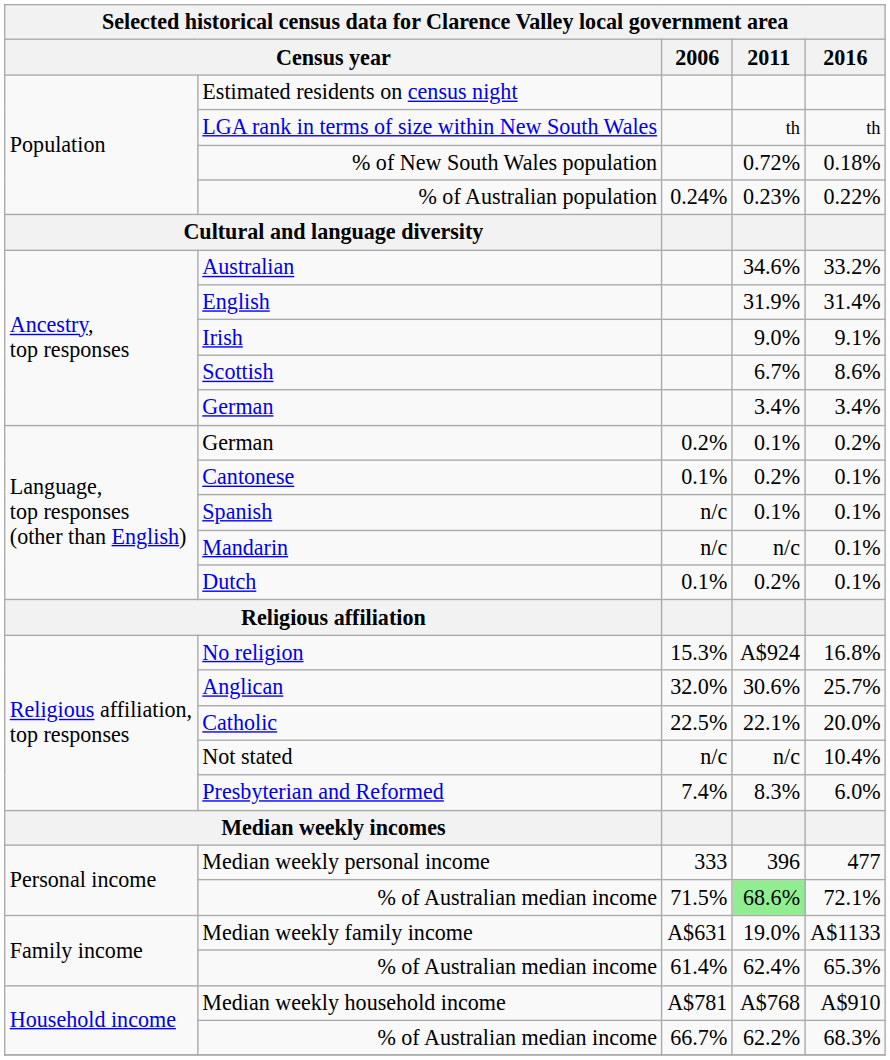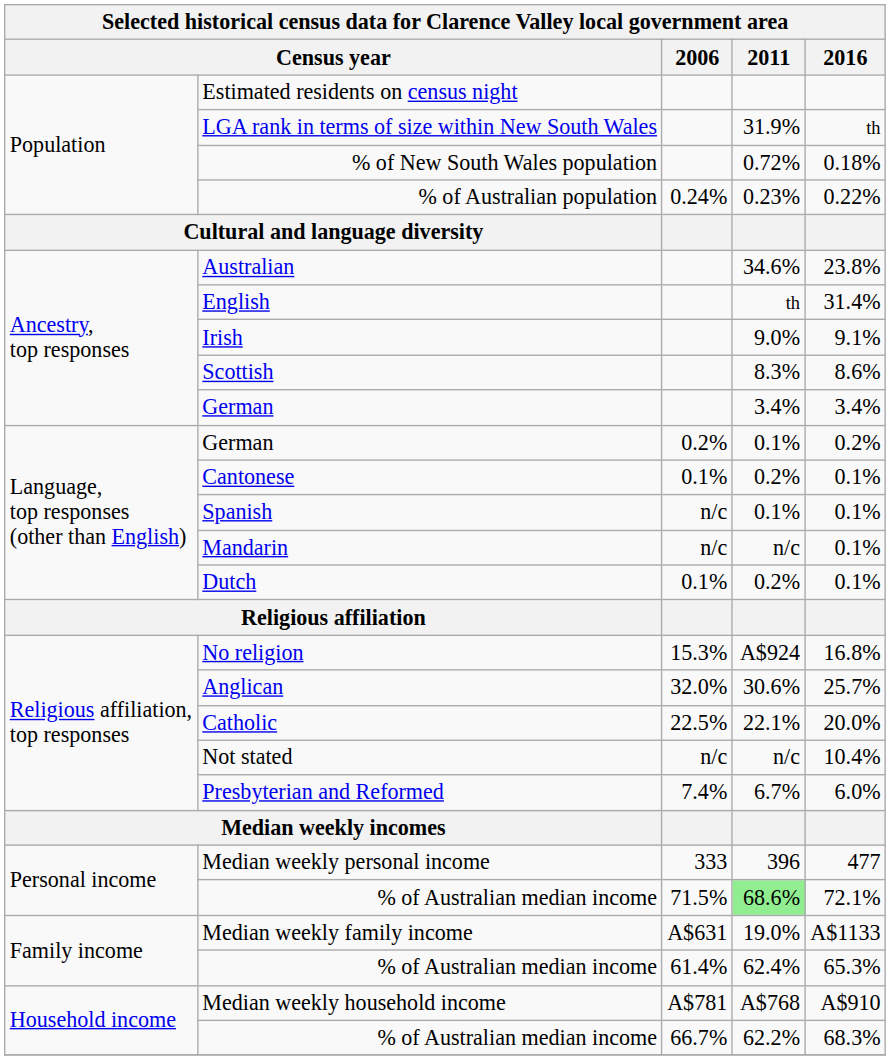(793, 128) th -> (772, 127) 31.9%
(849, 267) 33.2% -> (849, 267) 23.8%
(772, 302) 31.9% -> (793, 303) th
(774, 372) 6.7% -> (777, 372) 8.3%
(777, 792) 8.3% -> (774, 792) 6.7%
